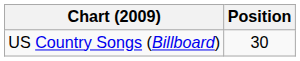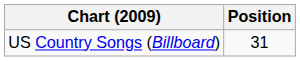(260, 42) 30 -> (260, 42) 31
